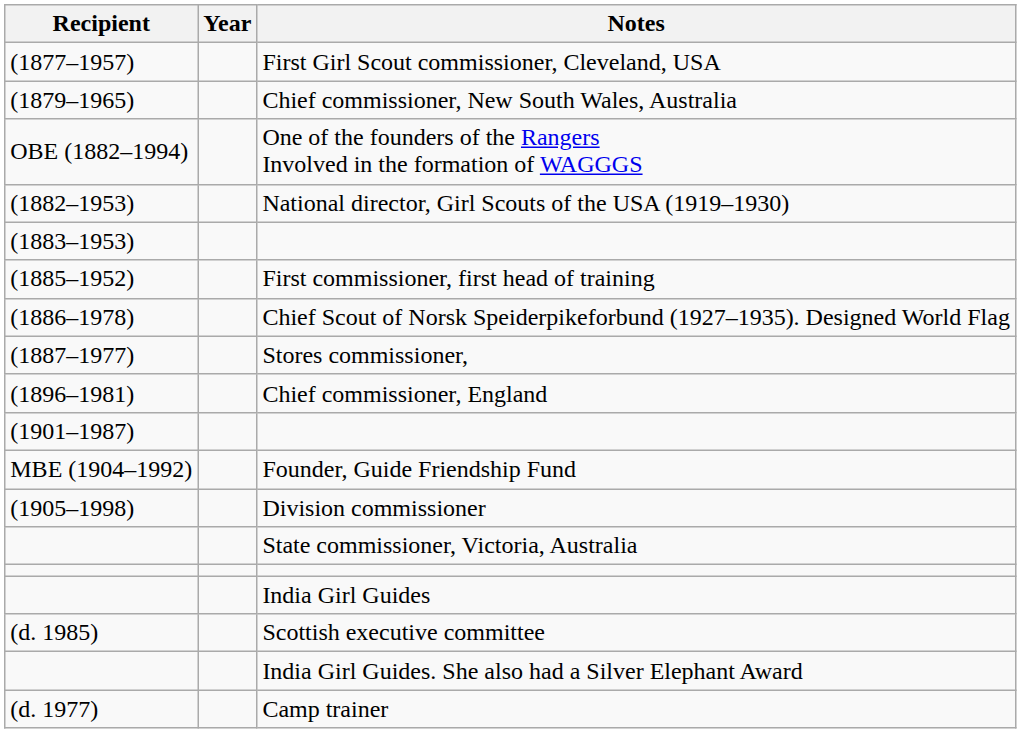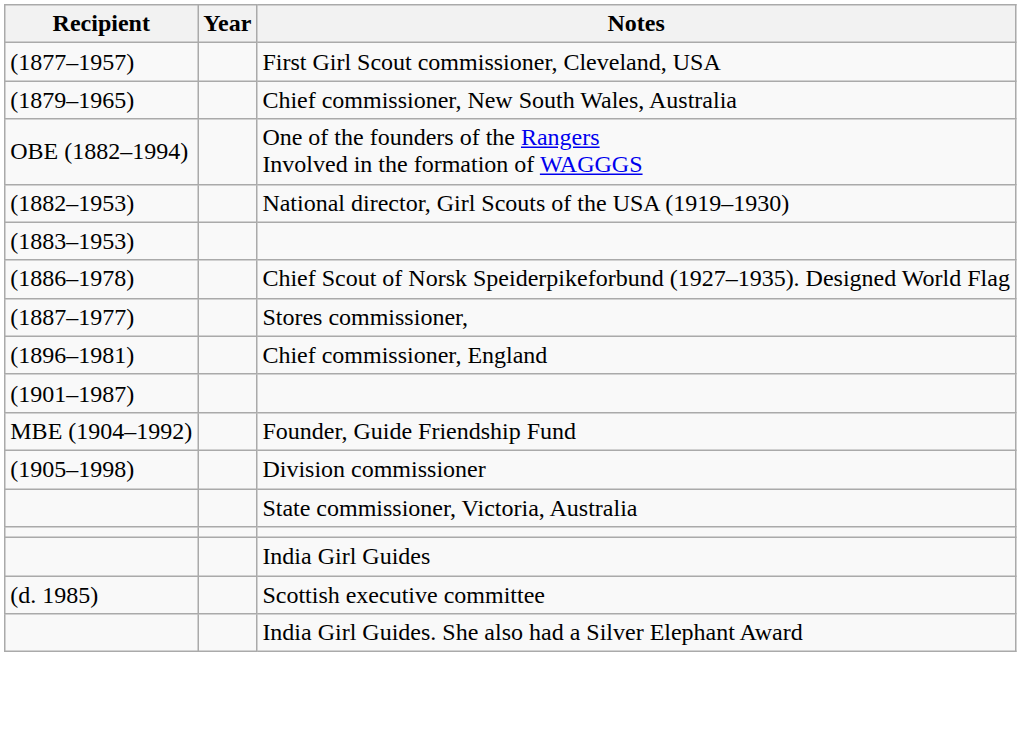- row: (72, 278)
- row: (54, 708)
